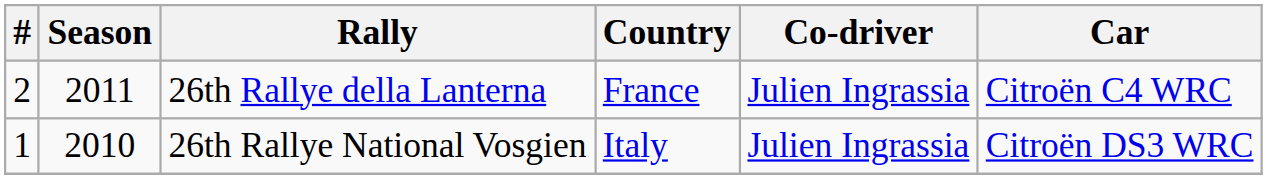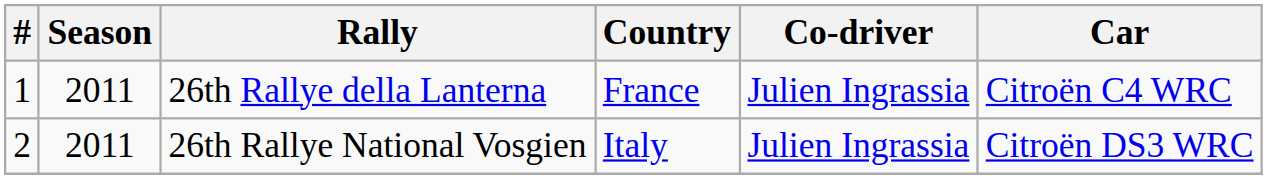(22, 88) 2 -> (22, 88) 1
(22, 145) 1 -> (22, 145) 2
(100, 145) 2010 -> (100, 145) 2011
